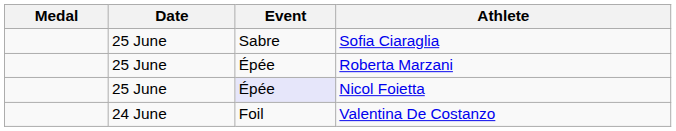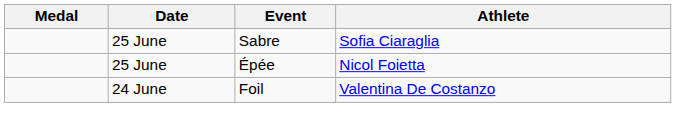- row: (396, 65)
(257, 89) lavender background -> (257, 65) no background
